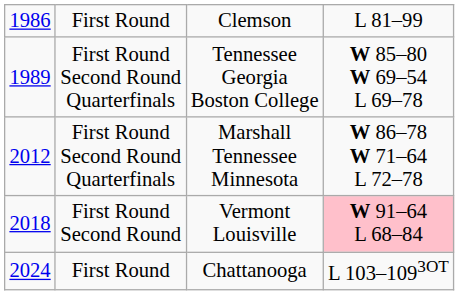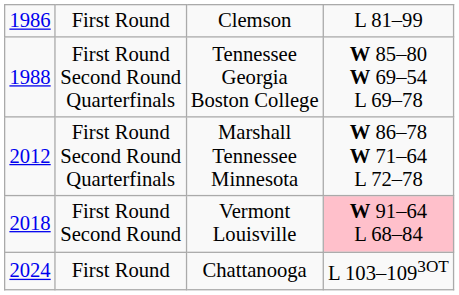(30, 76) 1989 -> (30, 76) 1988
